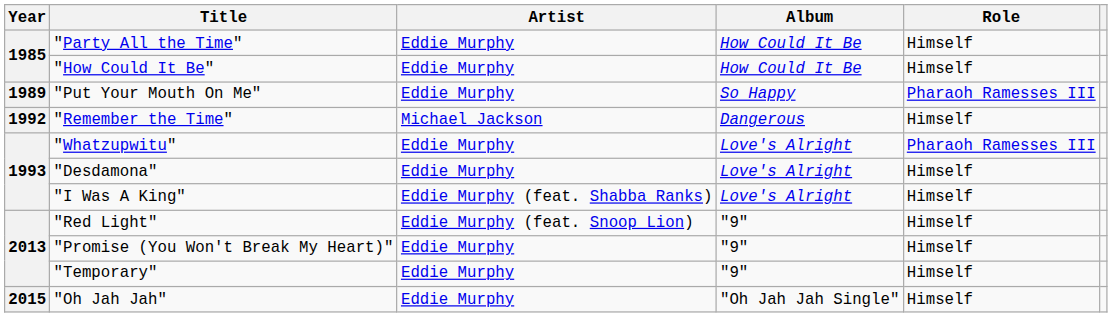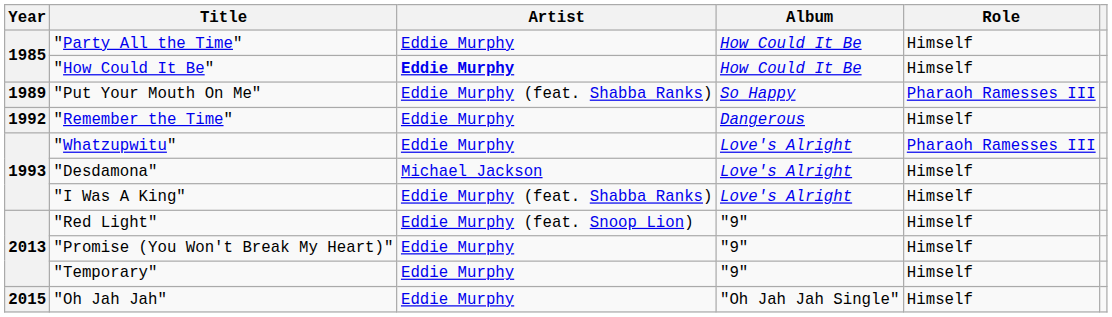(458, 69) normal -> (458, 69) bold
(458, 94) Eddie Murphy -> (557, 94) Eddie Murphy (feat. Shabba Ranks)
(472, 120) Michael Jackson -> (458, 120) Eddie Murphy
(458, 171) Eddie Murphy -> (472, 171) Michael Jackson
